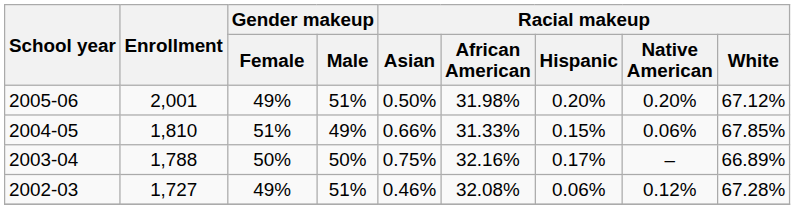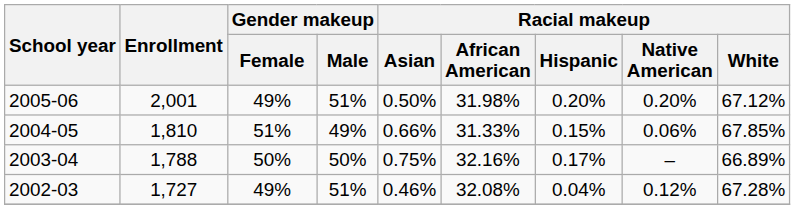(579, 190) 0.06% -> (579, 190) 0.04%
